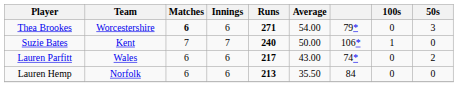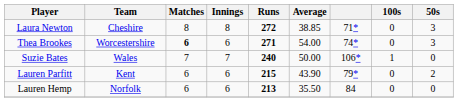+ row: (45, 27)
(351, 27) 79* -> (351, 43) 74*
(125, 43) Kent -> (125, 58) Wales
(125, 58) Wales -> (125, 74) Kent
(269, 58) 217 -> (269, 74) 215
(310, 58) 43.00 -> (310, 74) 43.90
(351, 58) 74* -> (351, 74) 79*
